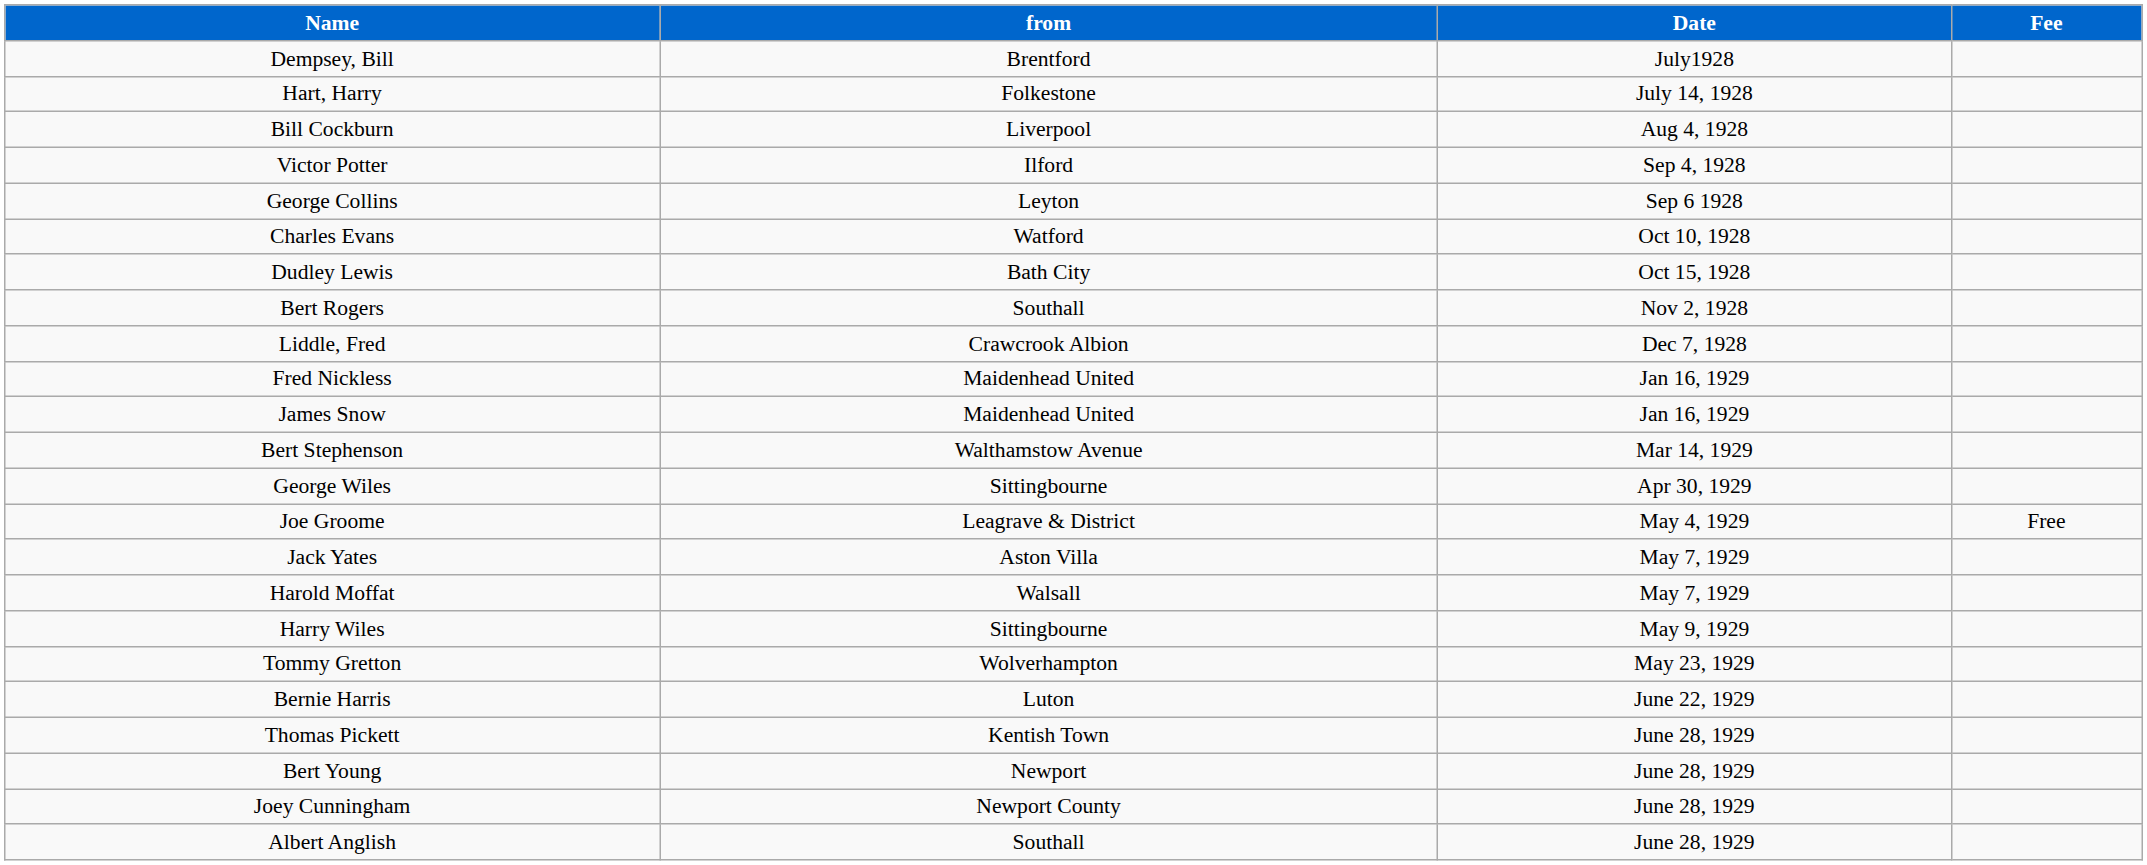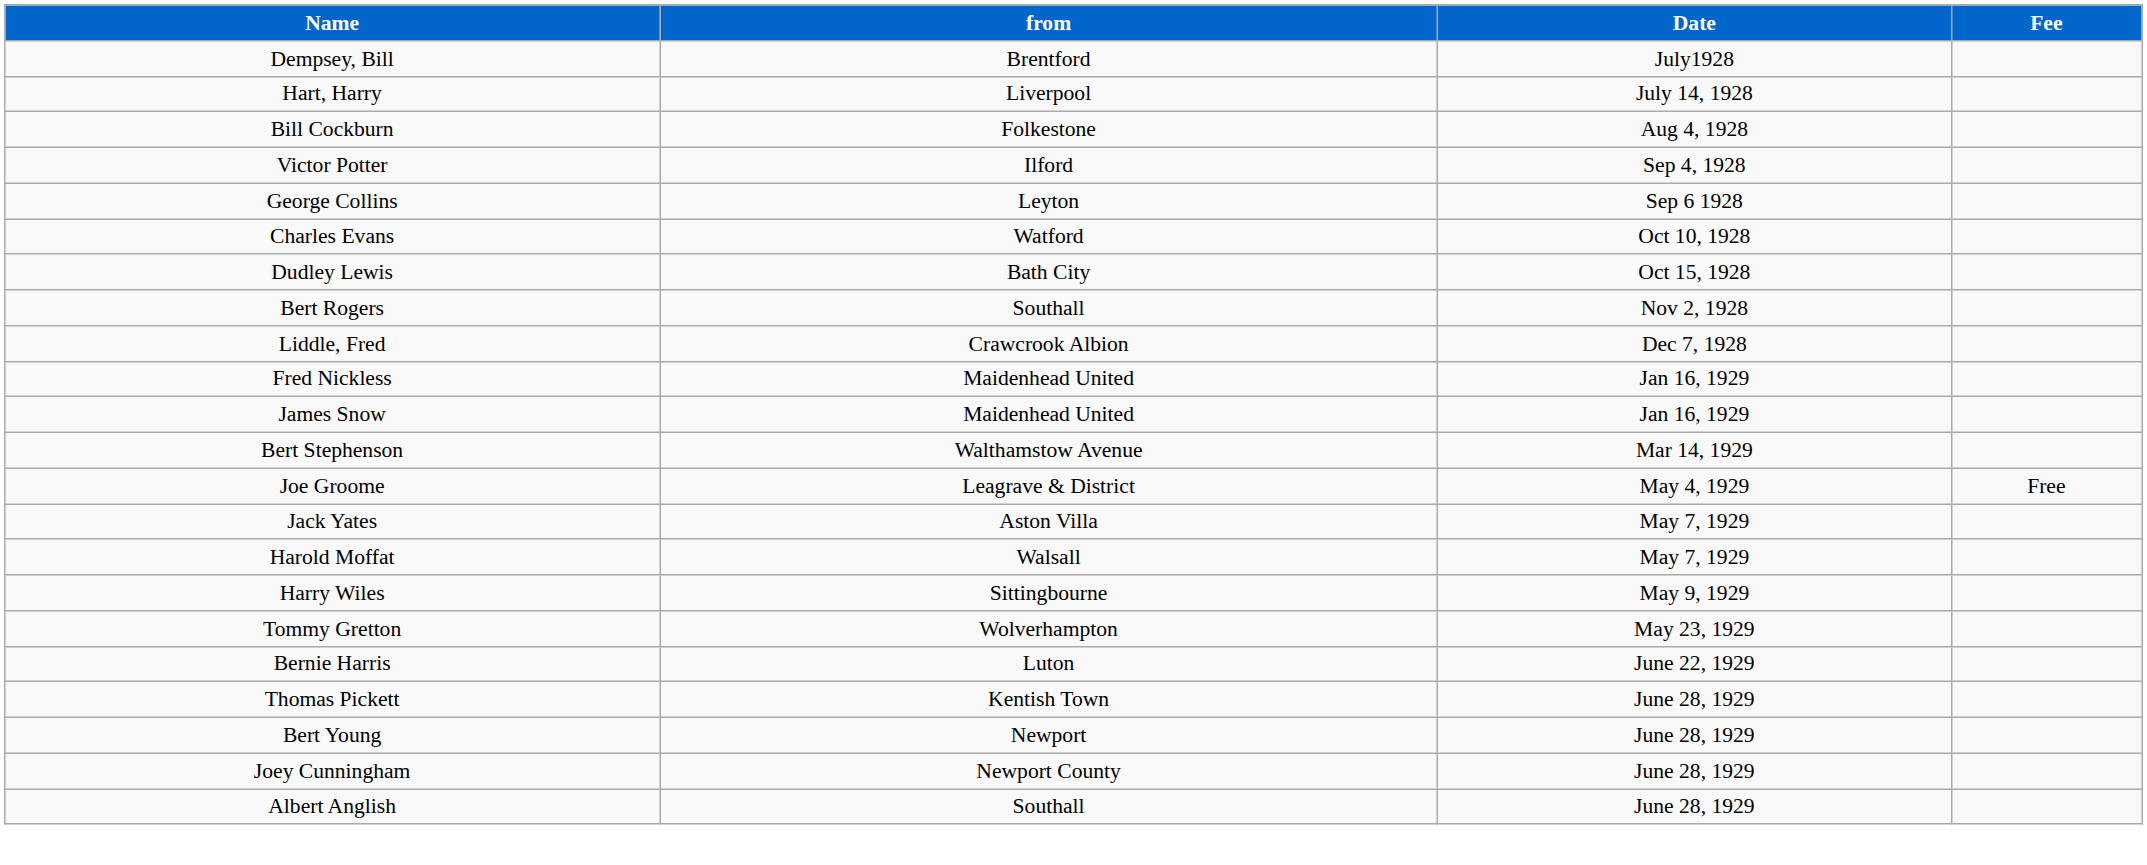(1049, 93) Folkestone -> (1049, 93) Liverpool
(1049, 129) Liverpool -> (1049, 129) Folkestone
- row: (332, 485)
